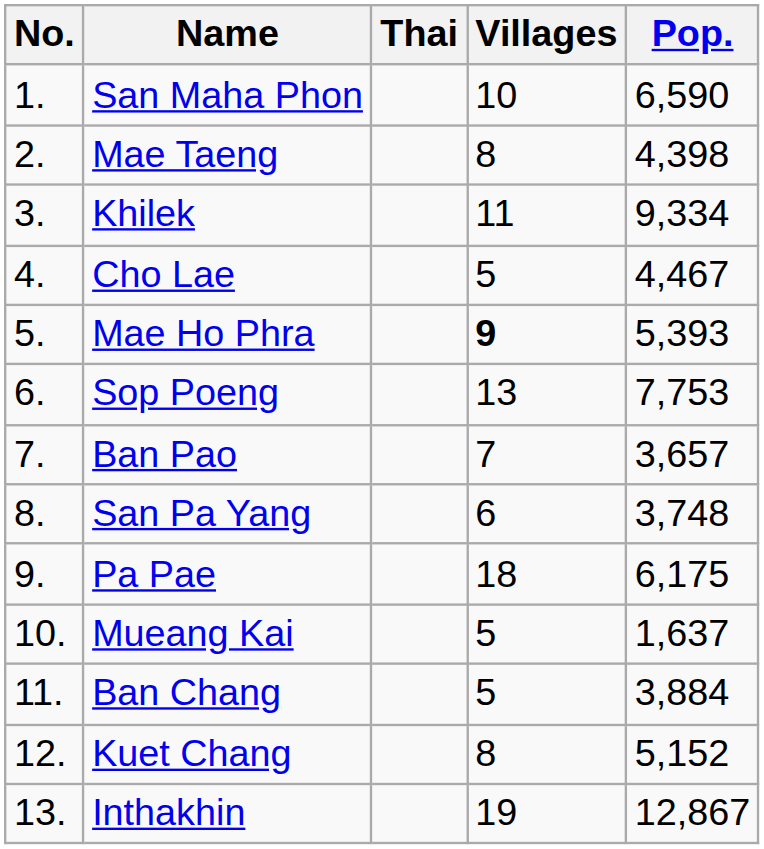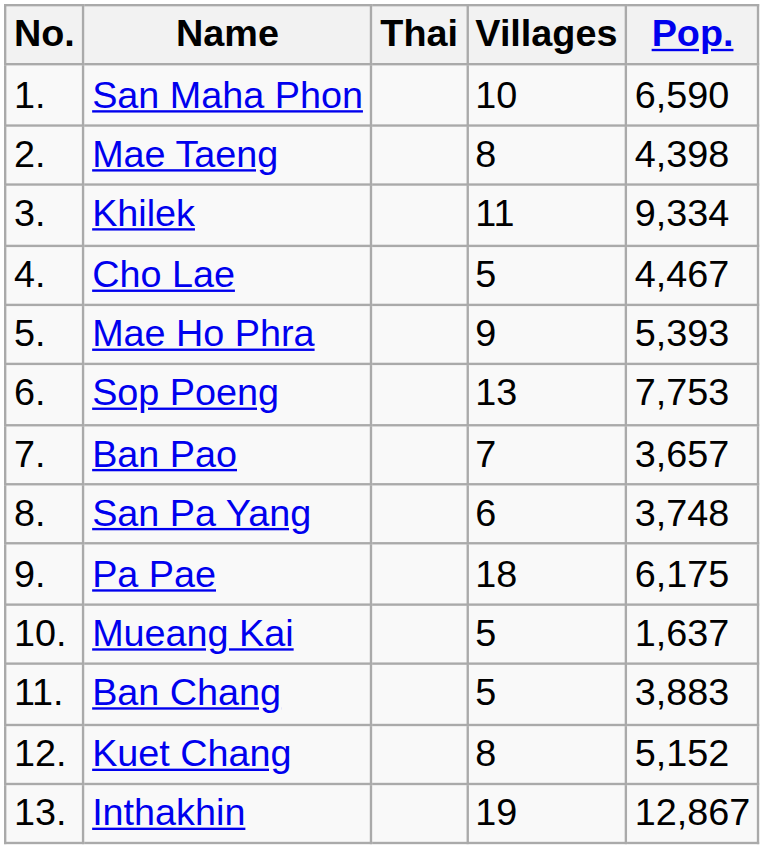(486, 333) bold -> (486, 333) normal
(682, 693) 3,884 -> (682, 693) 3,883
